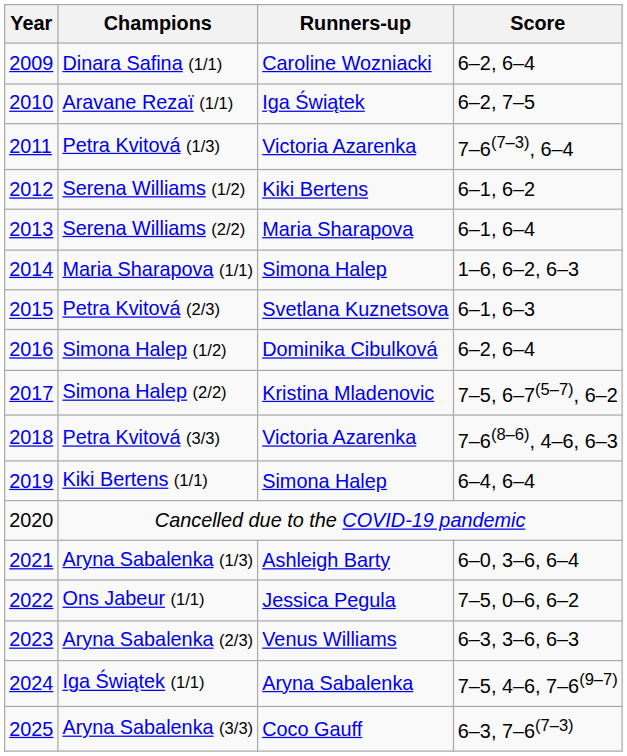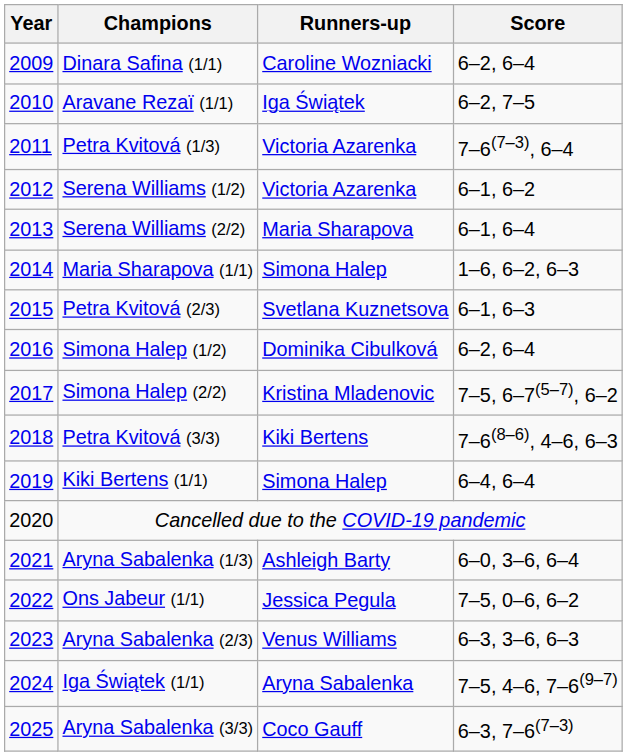(315, 189) Kiki Bertens -> (339, 189) Victoria Azarenka
(339, 438) Victoria Azarenka -> (315, 438) Kiki Bertens
